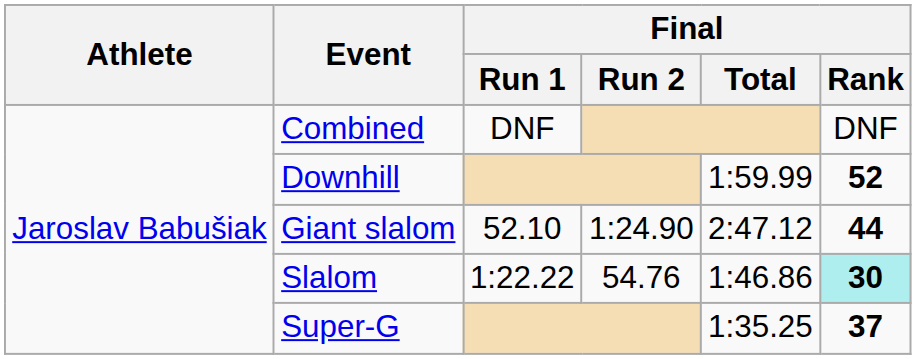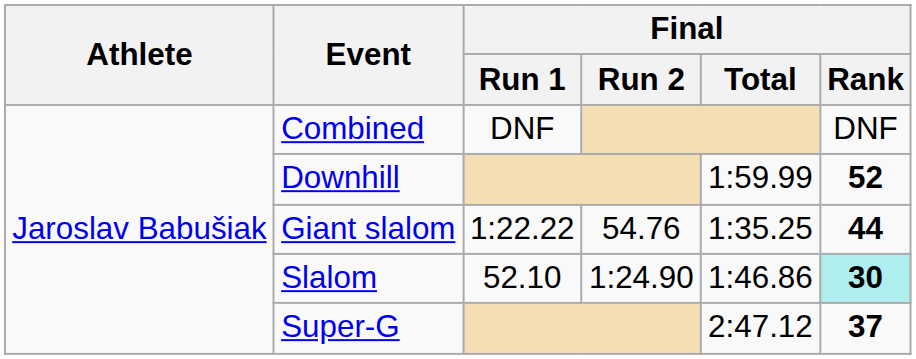(522, 228) 52.10 -> (522, 228) 1:22.22
(641, 228) 1:24.90 -> (641, 228) 54.76
(760, 228) 2:47.12 -> (760, 228) 1:35.25
(522, 278) 1:22.22 -> (522, 278) 52.10
(641, 278) 54.76 -> (641, 278) 1:24.90
(760, 327) 1:35.25 -> (760, 327) 2:47.12
